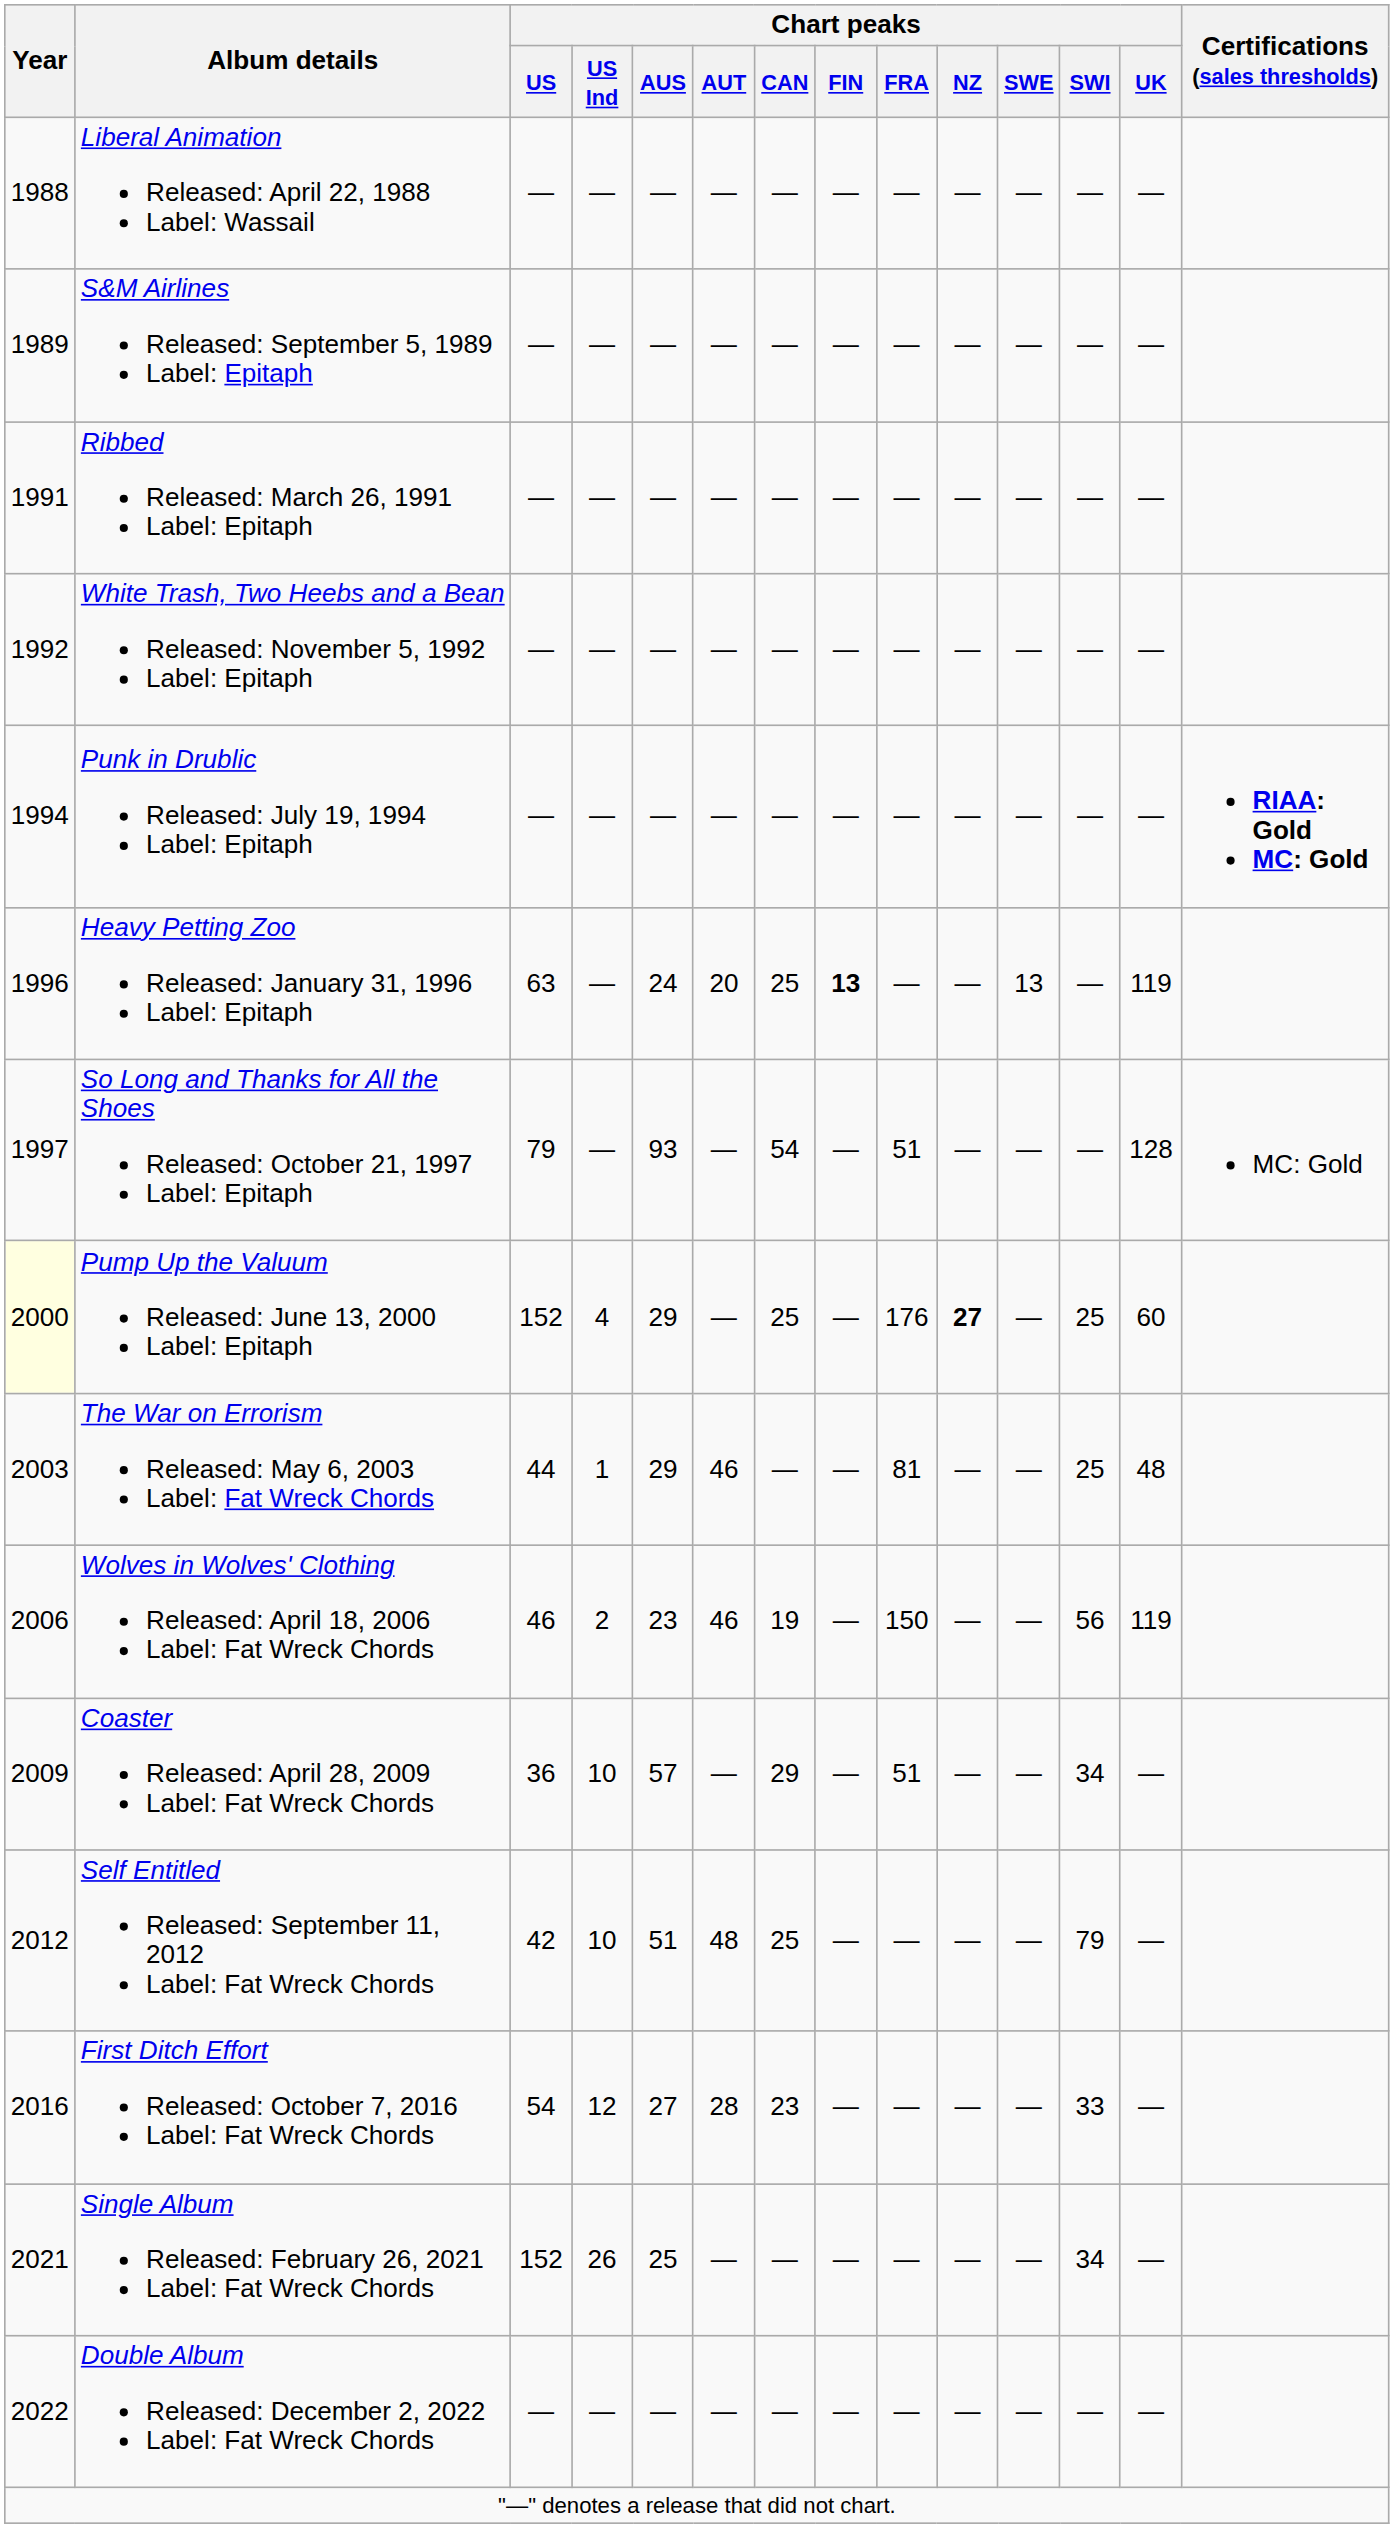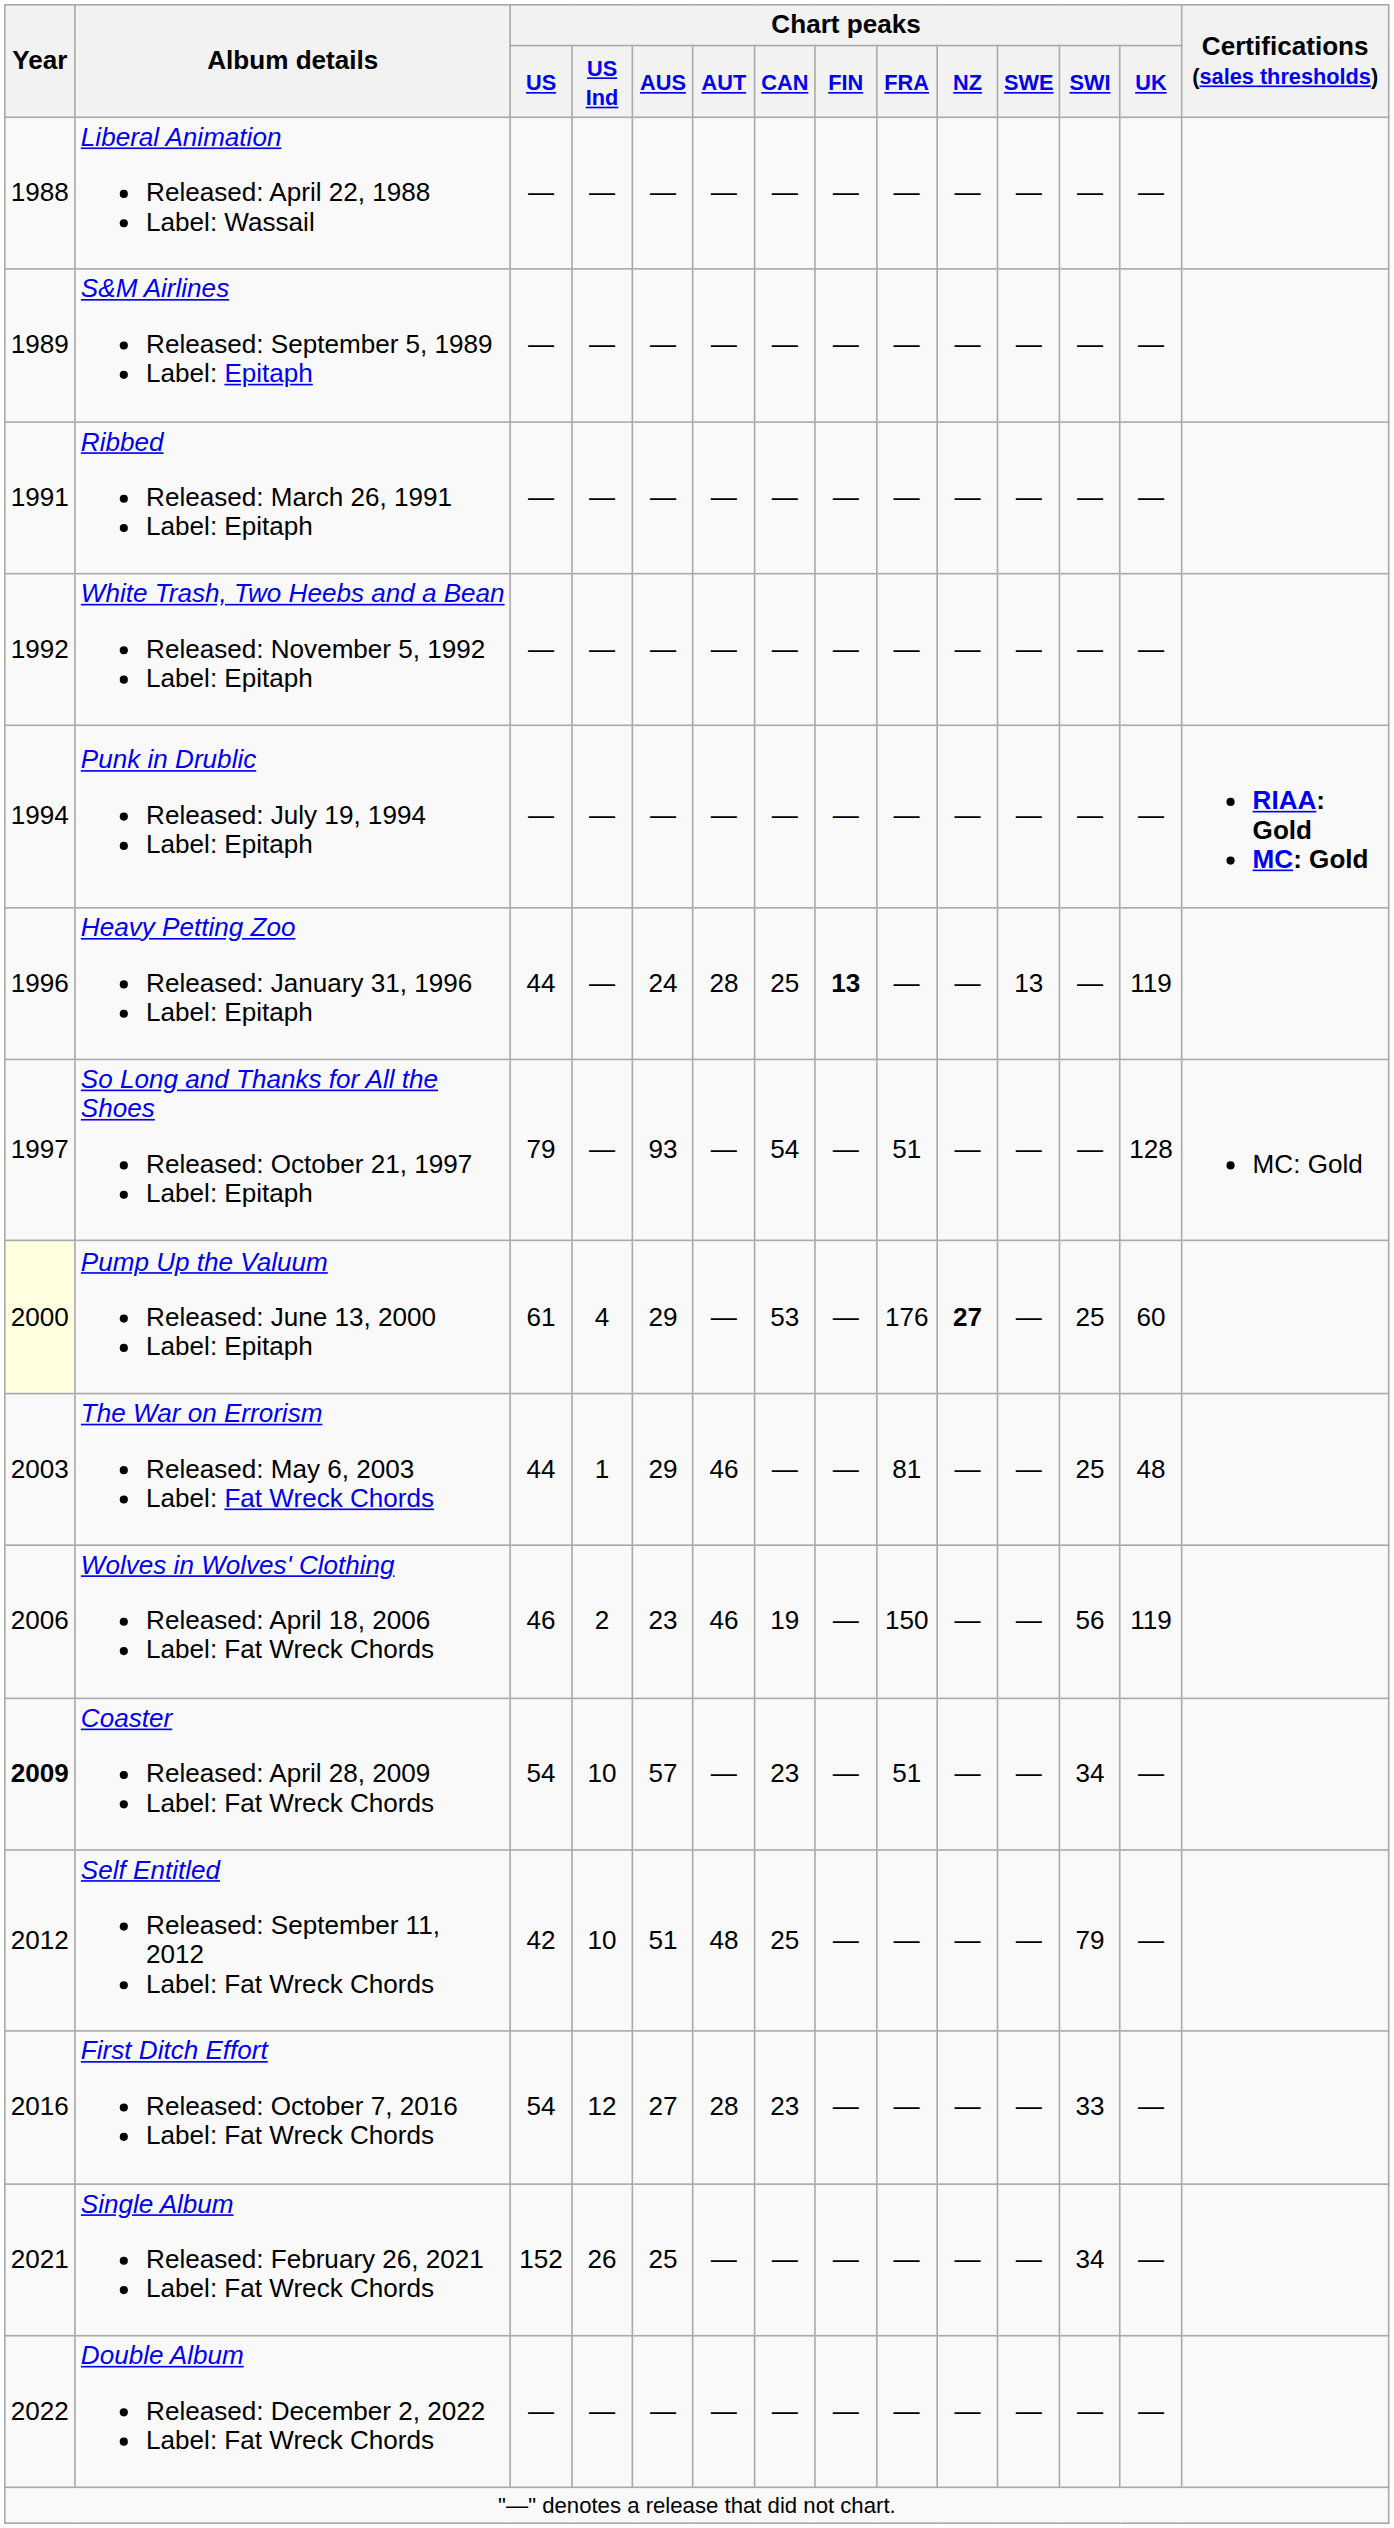(541, 983) 63 -> (541, 983) 44
(724, 983) 20 -> (724, 983) 28
(541, 1316) 152 -> (541, 1316) 61
(785, 1316) 25 -> (785, 1316) 53
(40, 1773) normal -> (40, 1773) bold
(541, 1773) 36 -> (541, 1773) 54
(785, 1773) 29 -> (785, 1773) 23
